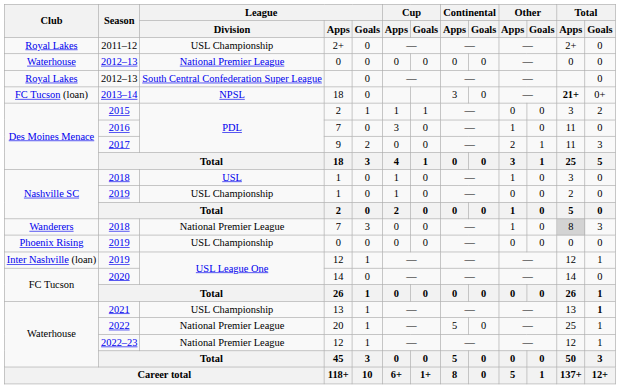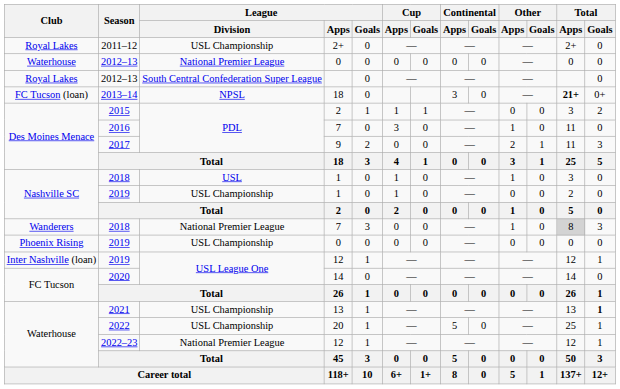(232, 326) National Premier League -> (232, 326) USL Championship
